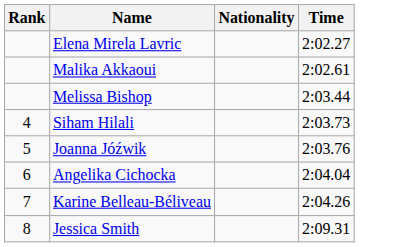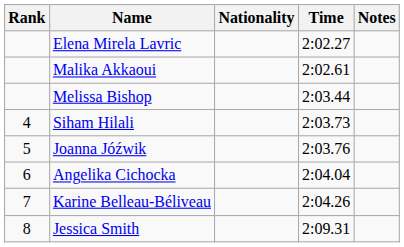+ column: (377, 17)
